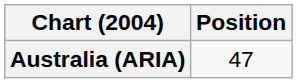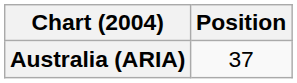(241, 58) 47 -> (241, 58) 37
